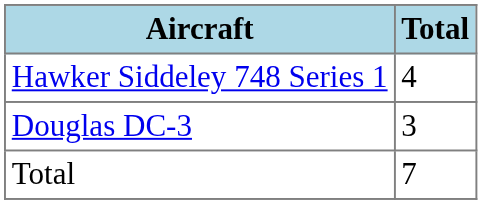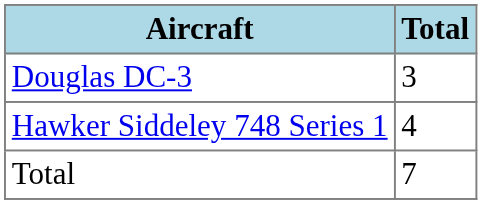rows swapped: (200, 77) <-> (102, 125)
